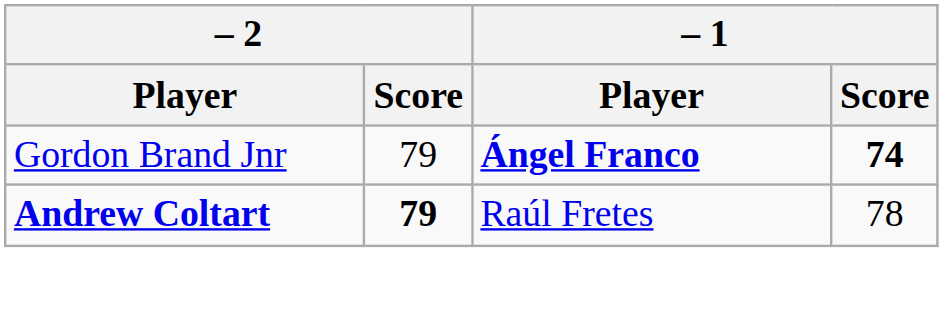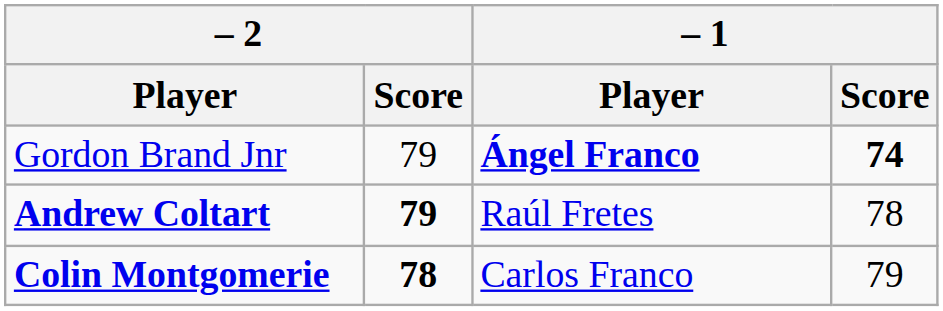+ row: (172, 273)
